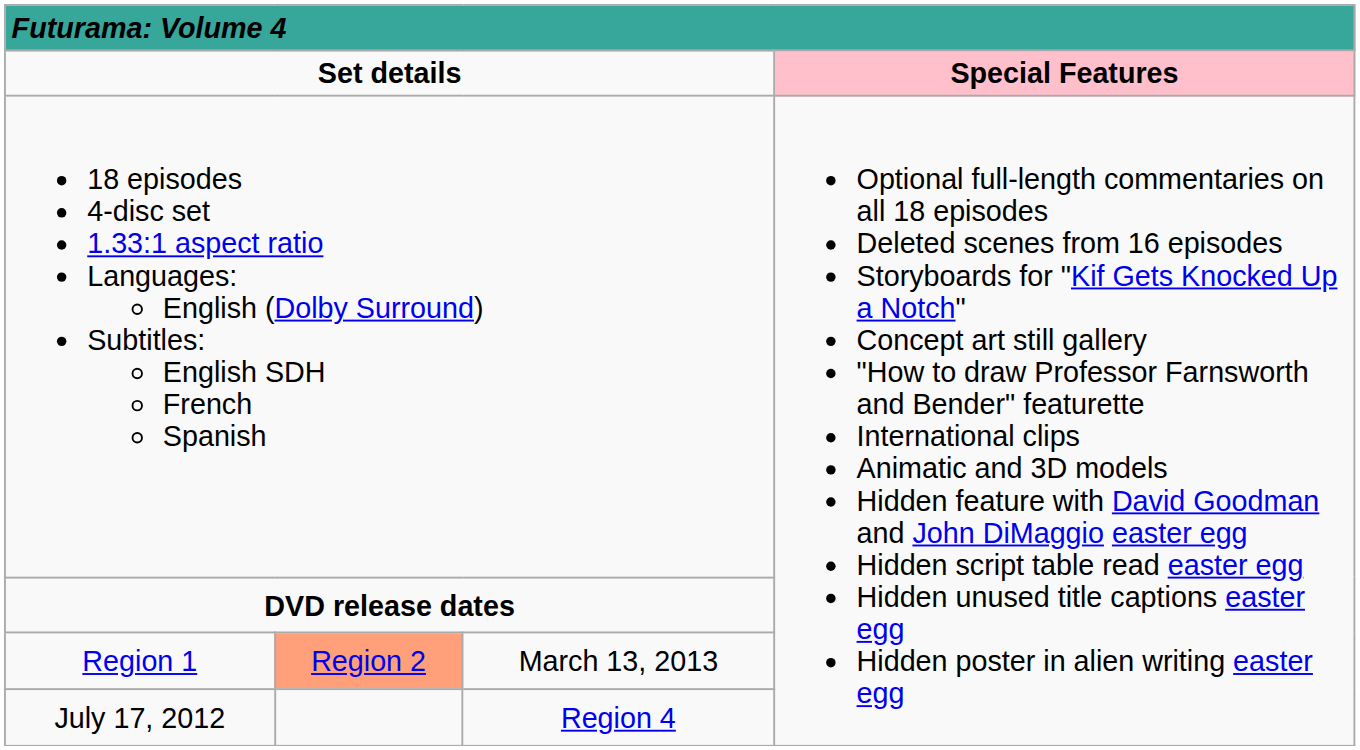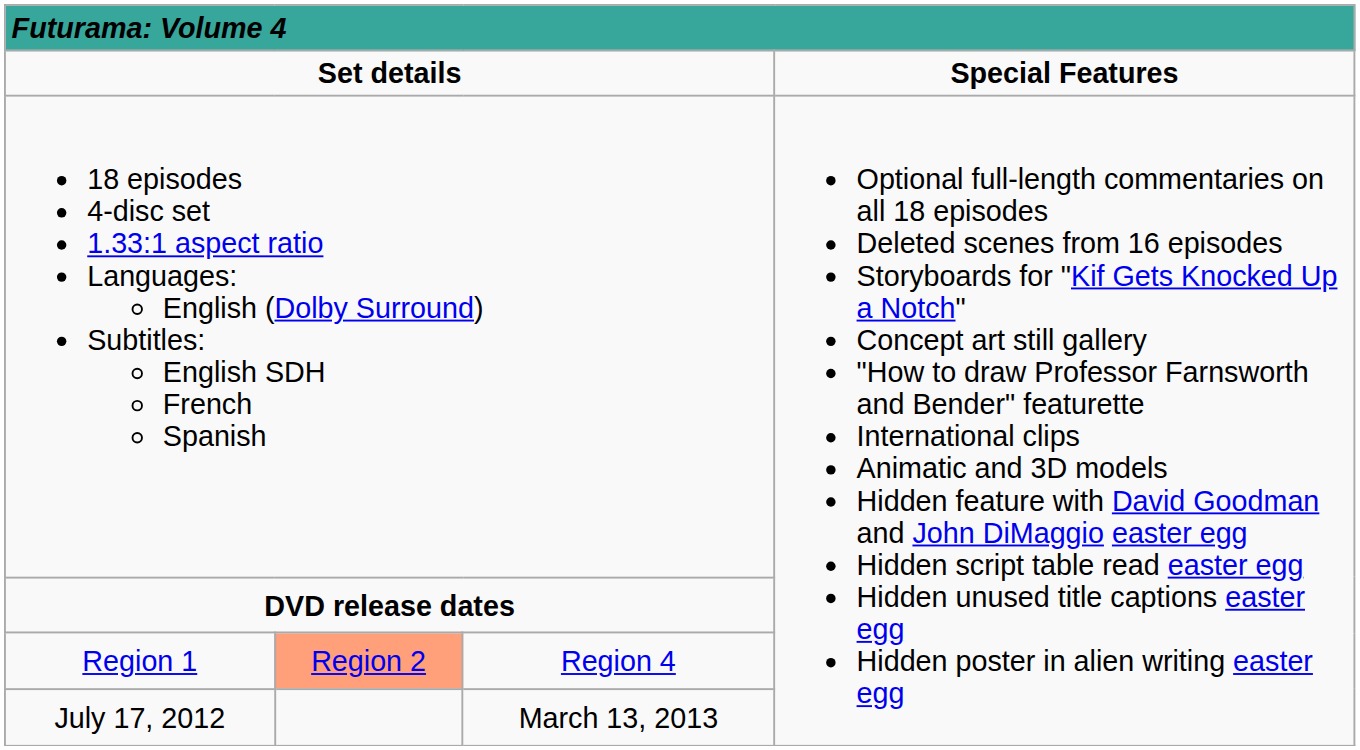(1064, 73) pink background -> (1064, 73) no background
(618, 661) March 13, 2013 -> (618, 661) Region 4
(618, 717) Region 4 -> (618, 717) March 13, 2013
